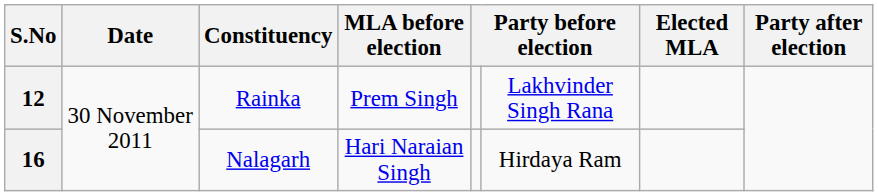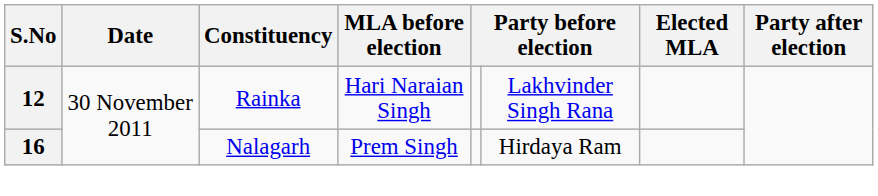(404, 97) Prem Singh -> (404, 97) Hari Naraian Singh
(404, 159) Hari Naraian Singh -> (404, 146) Prem Singh
